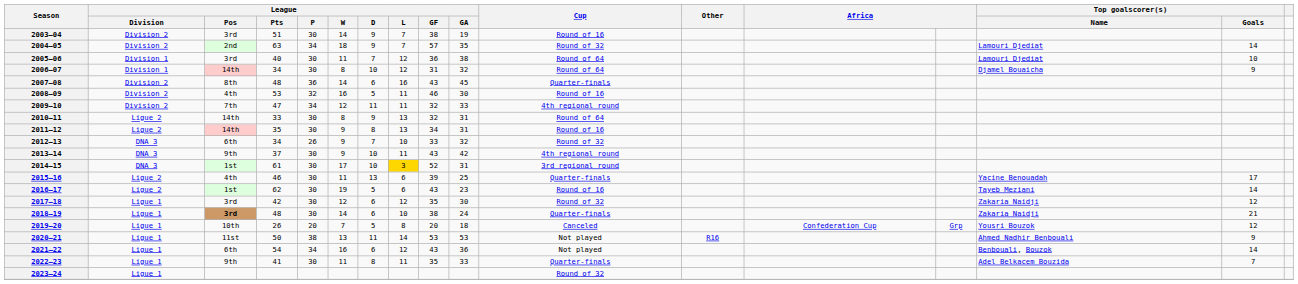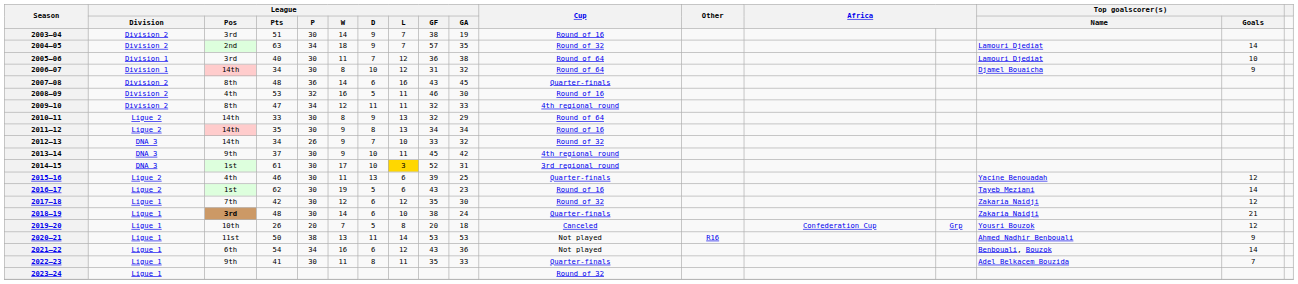(231, 106) 7th -> (231, 106) 8th
(464, 118) 31 -> (464, 118) 29
(464, 130) 31 -> (464, 130) 34
(231, 142) 6th -> (231, 142) 14th
(434, 154) 43 -> (434, 154) 45
(1253, 178) 17 -> (1253, 178) 12
(231, 202) 3rd -> (231, 202) 7th
